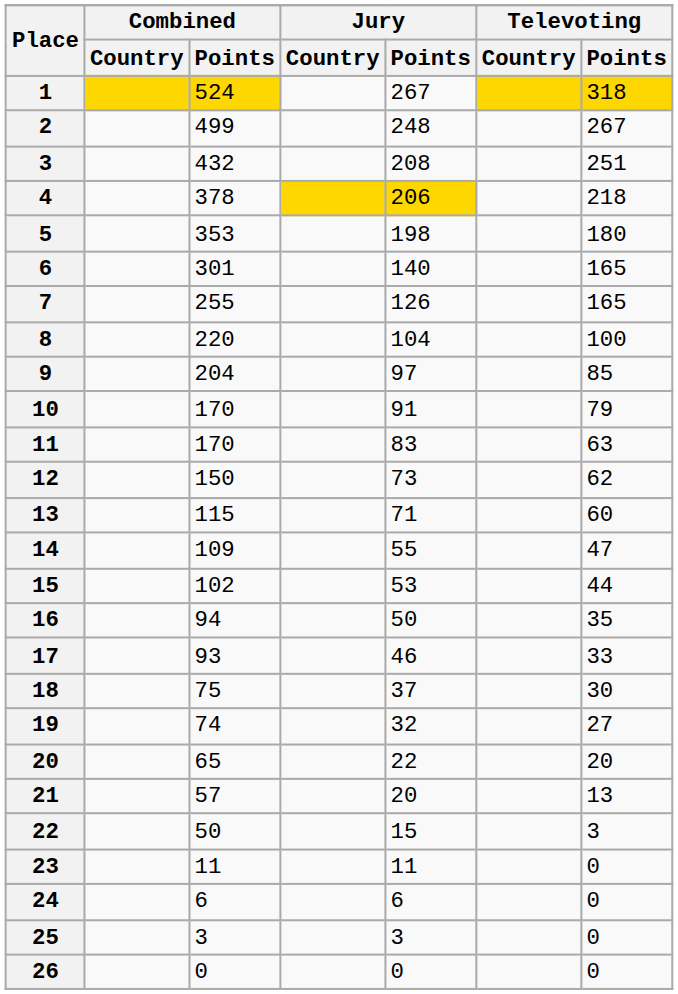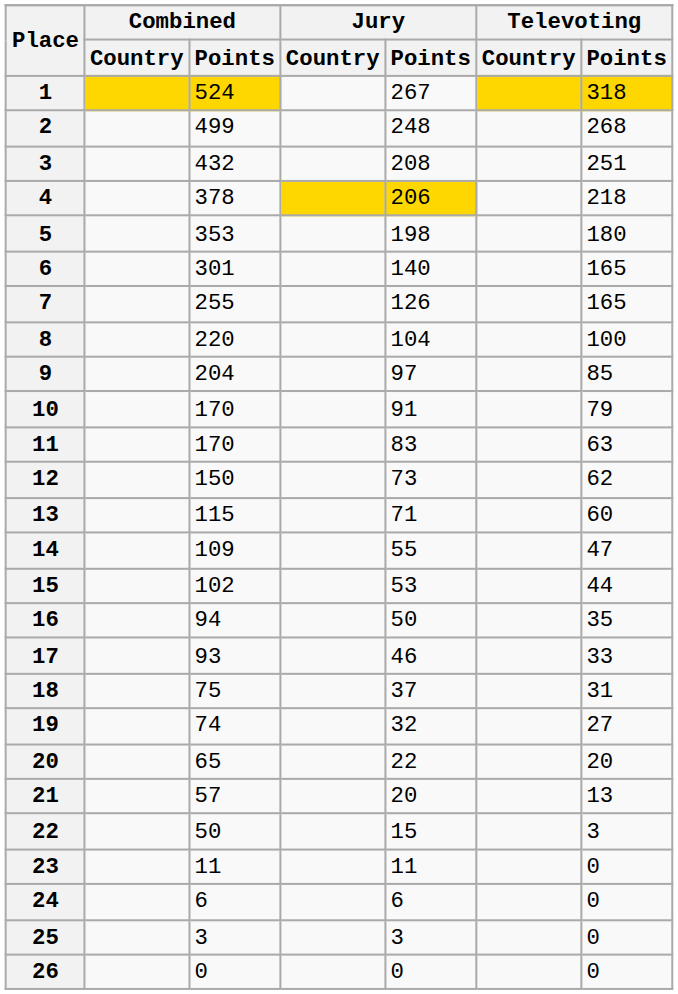(607, 128) 267 -> (607, 128) 268
(600, 691) 30 -> (600, 691) 31
